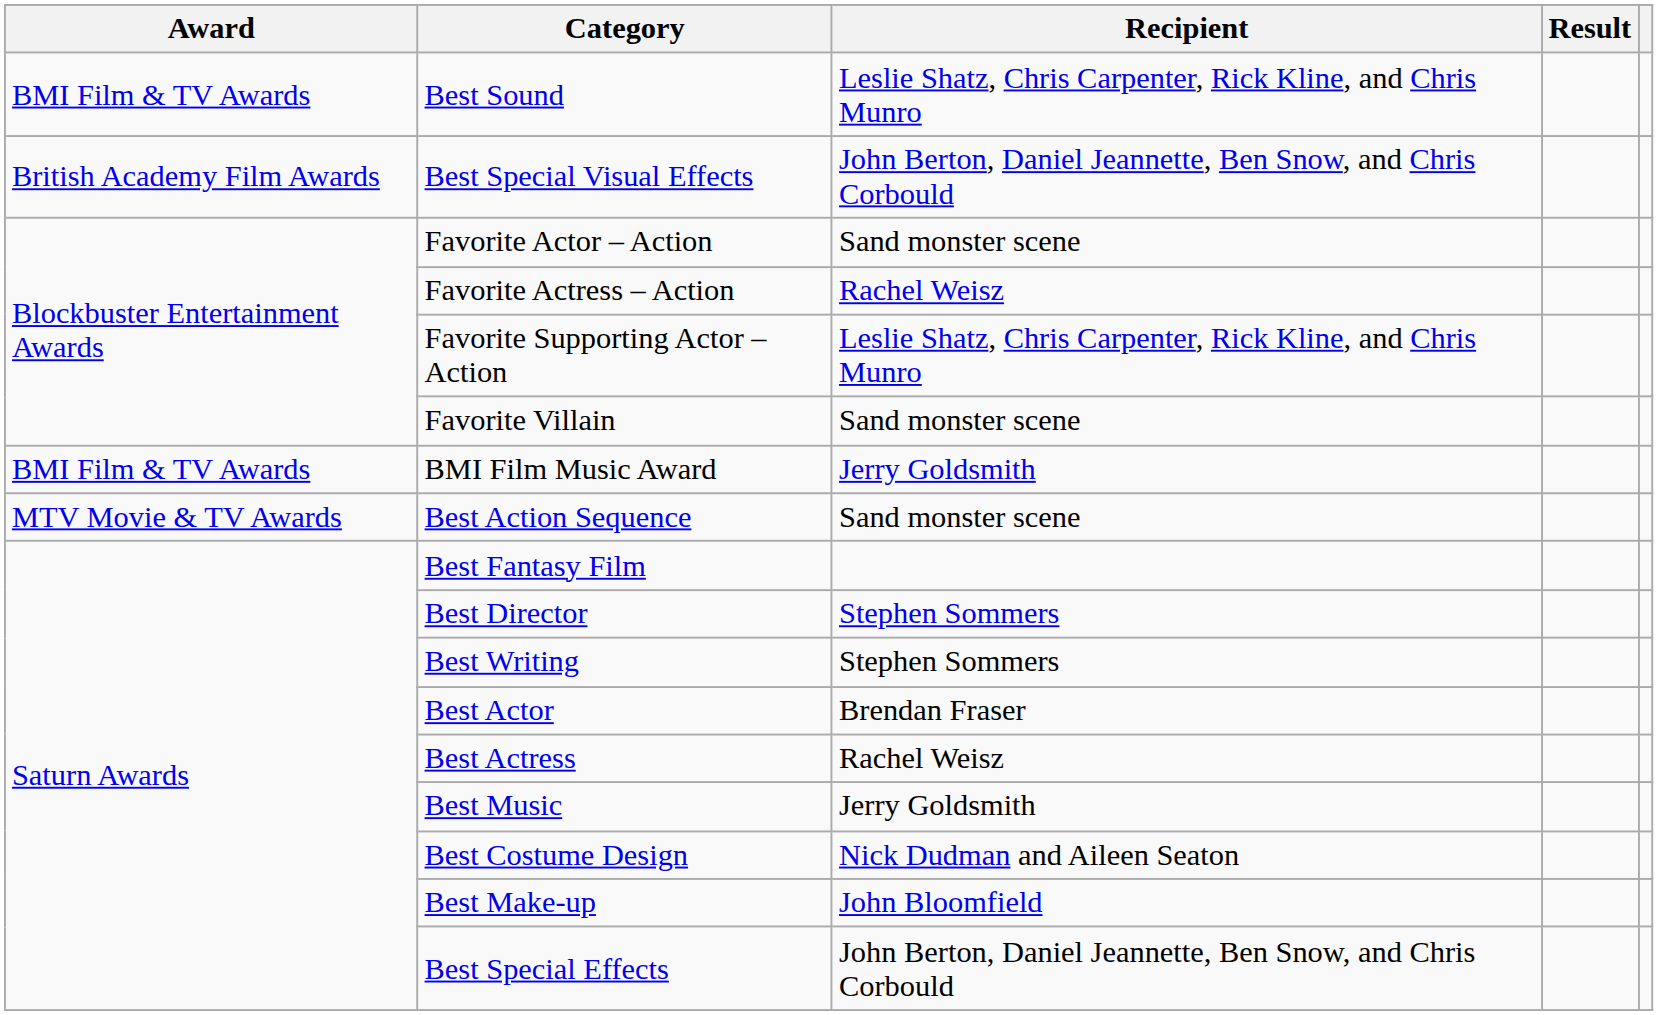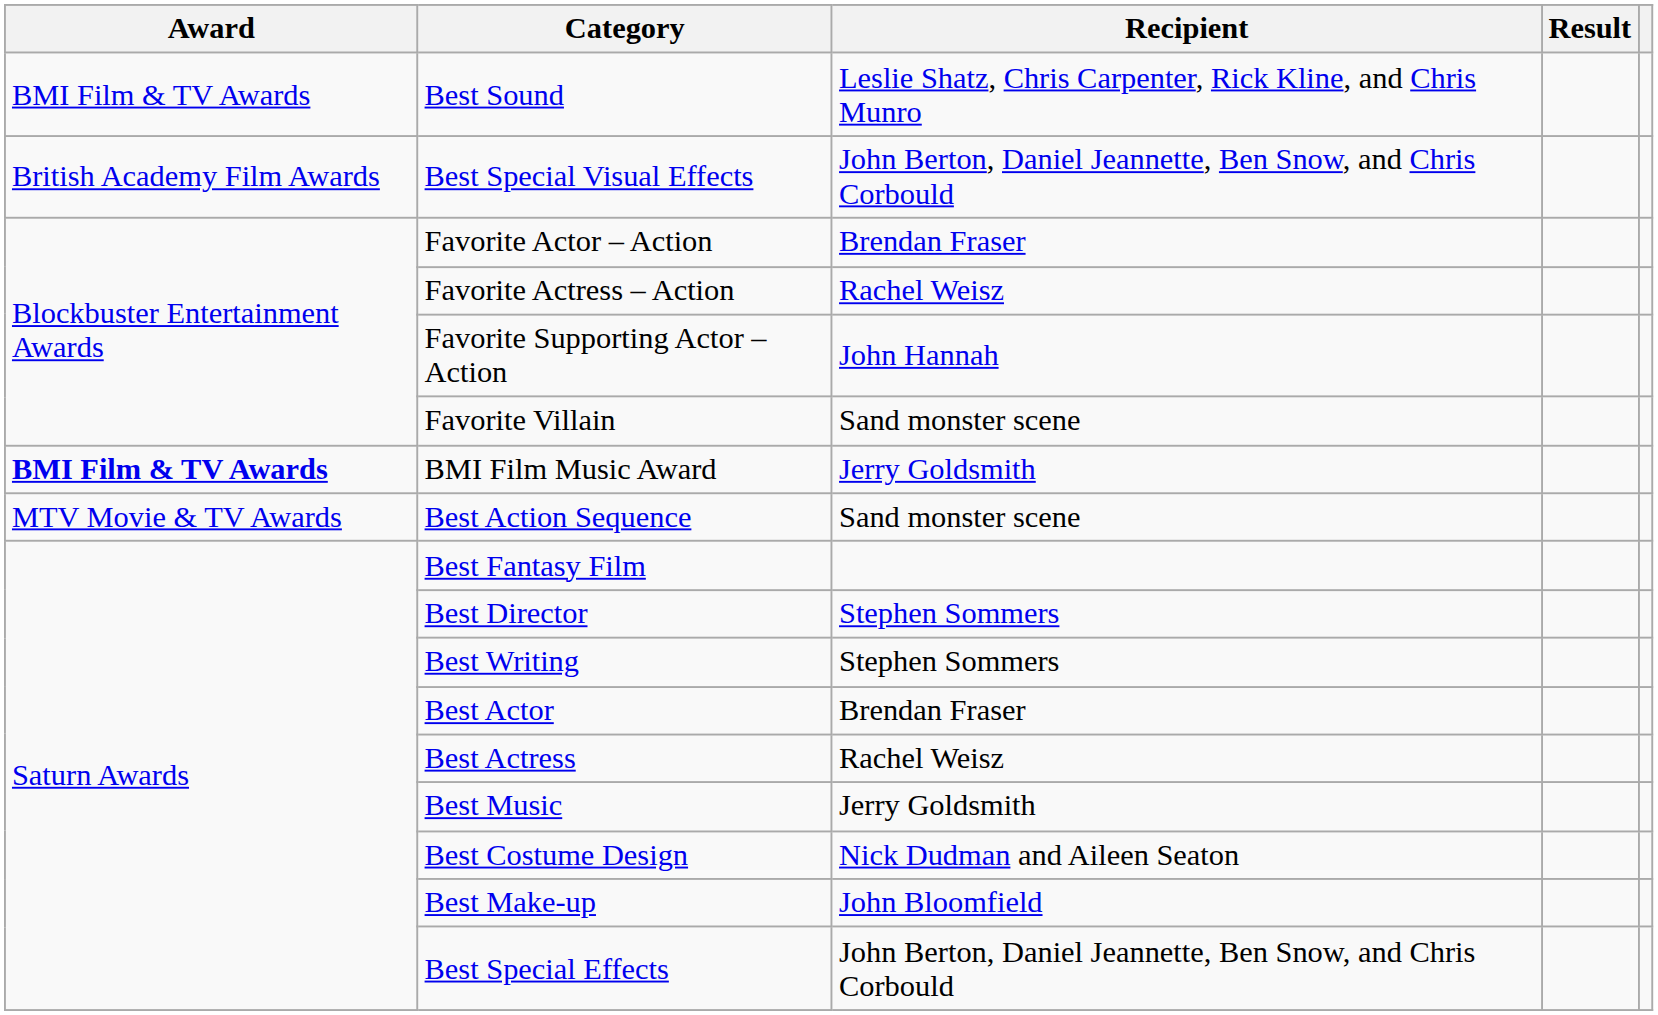(960, 241) Sand monster scene -> (932, 241) Brendan Fraser
(1158, 355) Leslie Shatz, Chris Carpenter, Rick Kline, and Chris Munro -> (919, 355) John Hannah
(161, 468) normal -> (170, 468) bold
